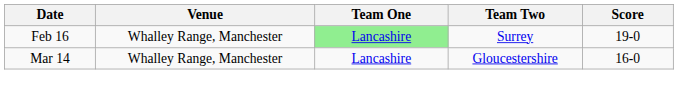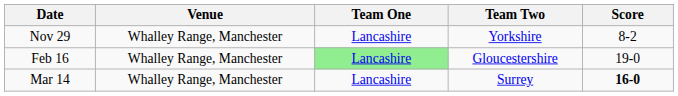+ row: (50, 36)
(515, 36) Surrey -> (515, 58) Gloucestershire
(515, 58) Gloucestershire -> (515, 79) Surrey
(628, 58) normal -> (628, 79) bold
